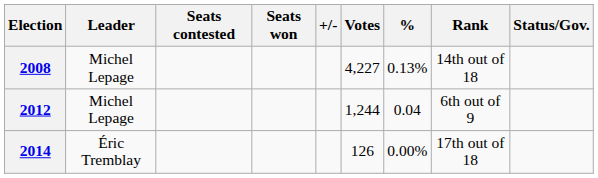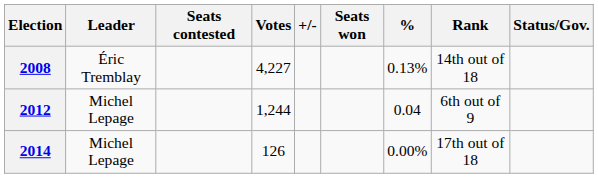columns swapped: (284, 25) <-> (362, 25)
(111, 67) Michel Lepage -> (111, 67) Éric Tremblay
(111, 151) Éric Tremblay -> (111, 151) Michel Lepage
